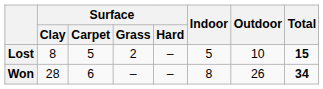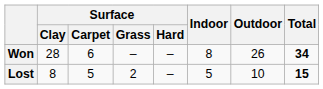rows swapped: (21, 74) <-> (21, 54)
